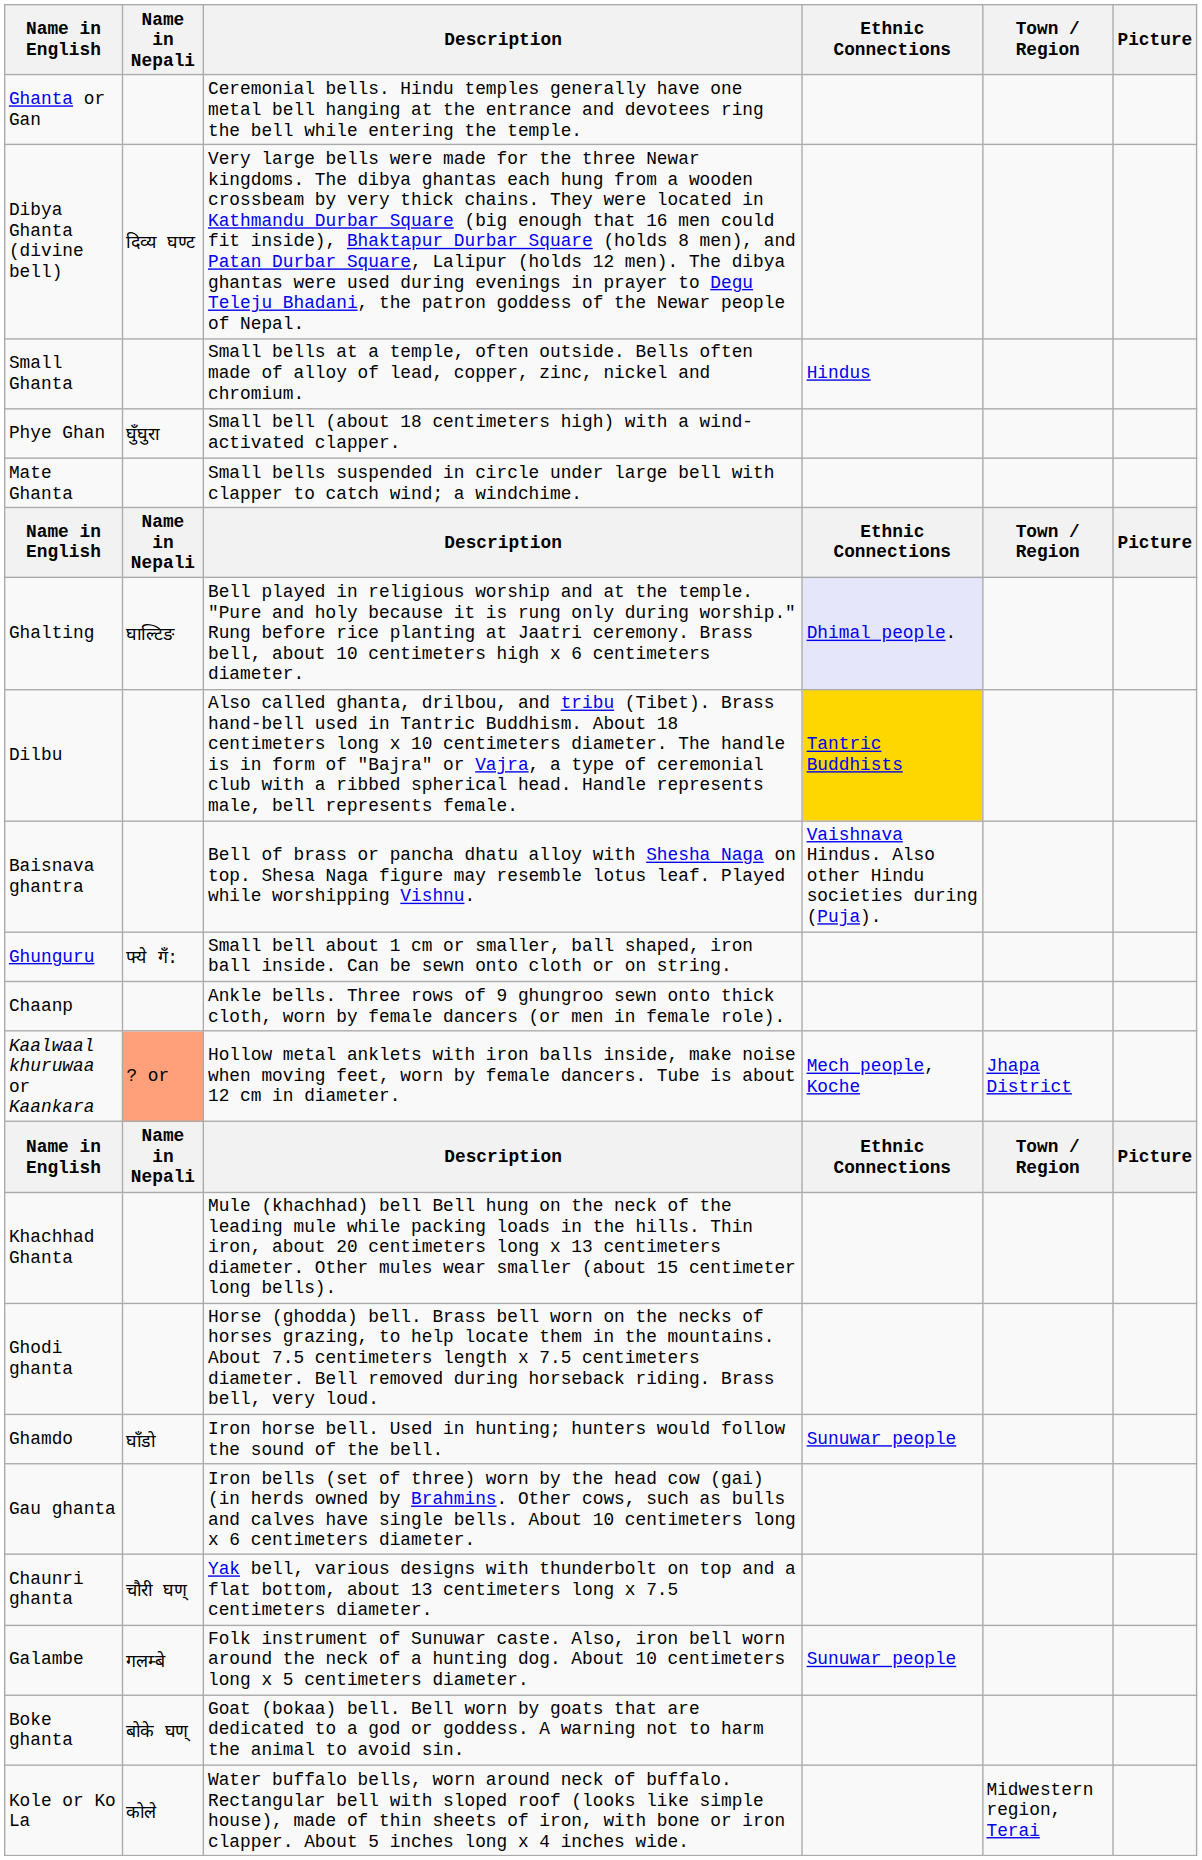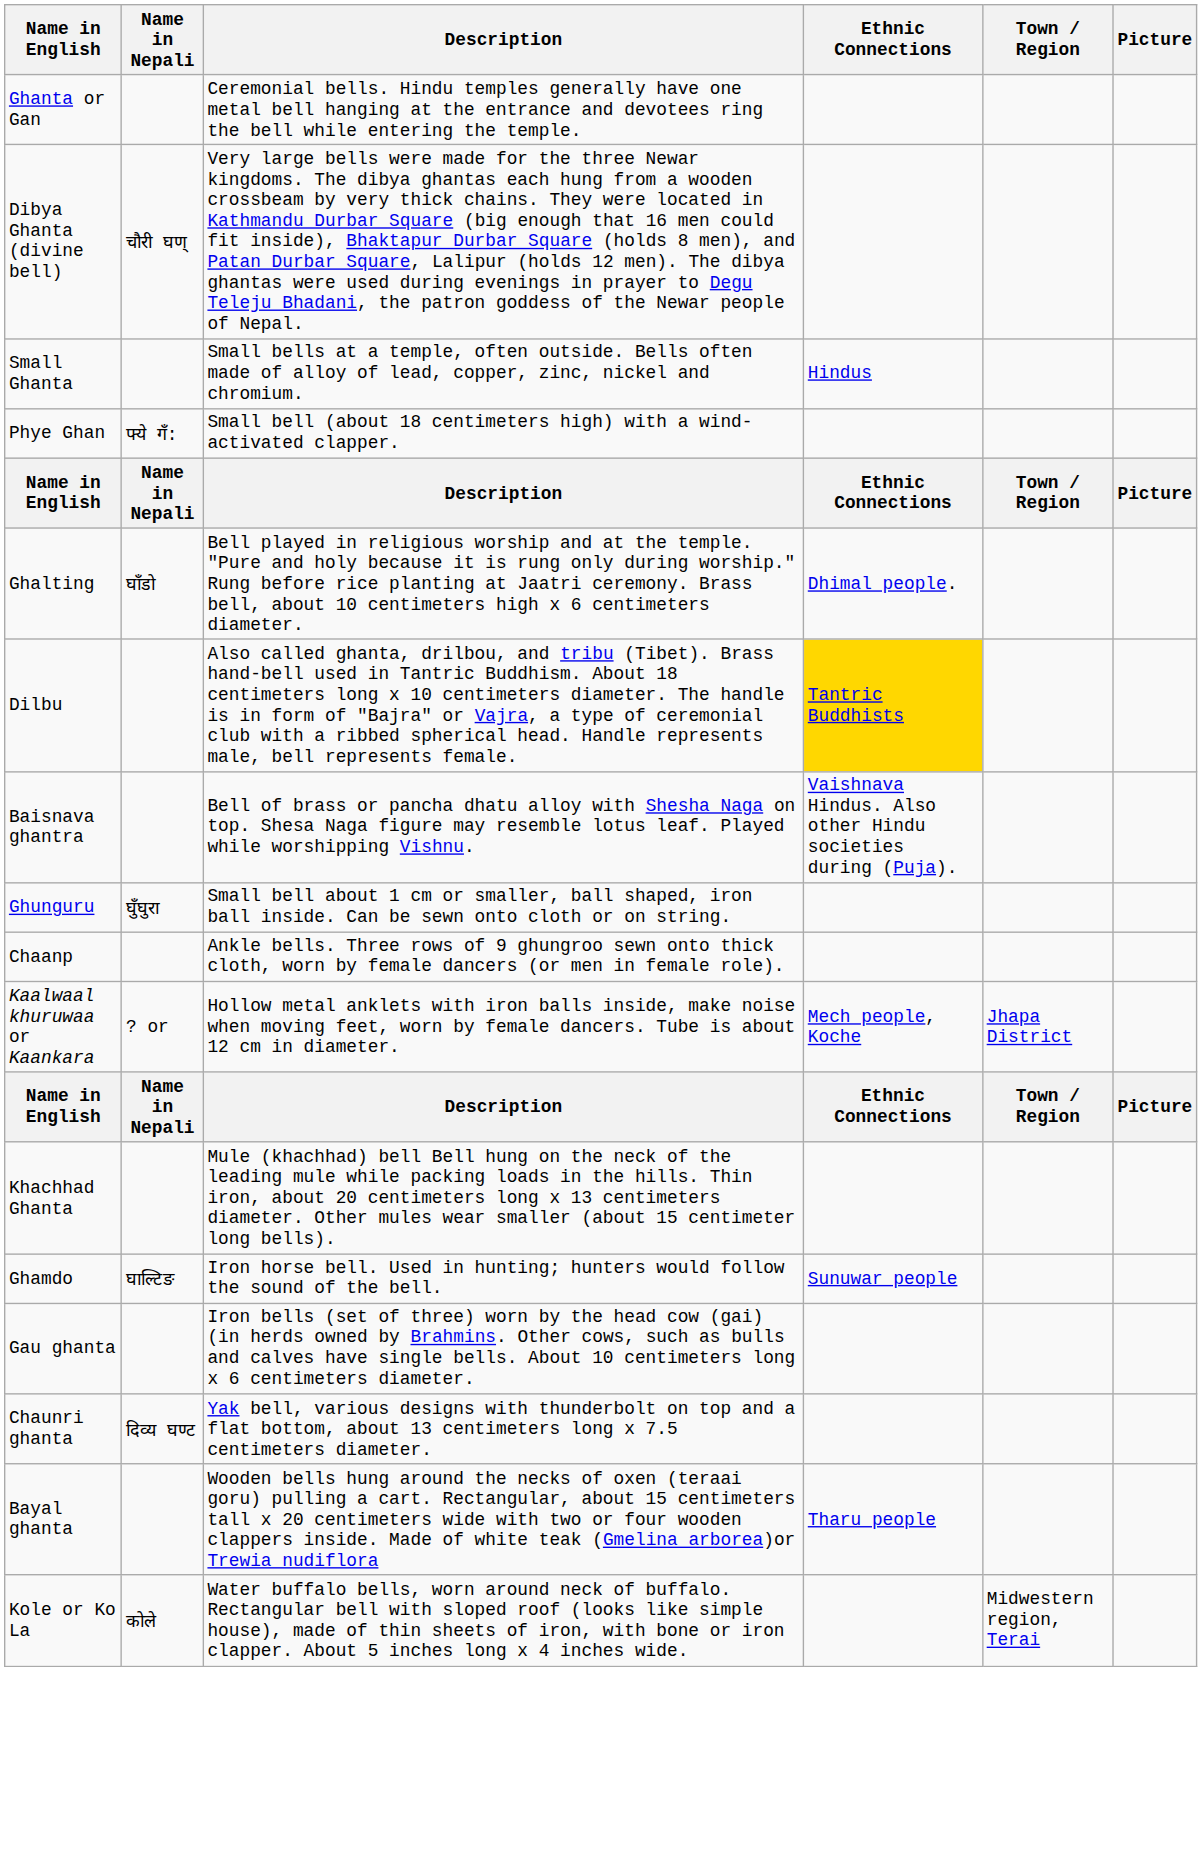(161, 244) दिव्य घण्ट -> (156, 244) चौरी घण्
(143, 435) घुँघुरा -> (152, 435) फ्ये गँ:
- row: (41, 483)
(150, 635) घाल्टिङ -> (140, 586) घाँडो
(881, 633) lavender background -> (883, 584) no background
(152, 959) फ्ये गँ: -> (142, 909) घुँघुरा
(148, 1076) lightsalmon background -> (147, 1027) no background
- row: (41, 1359)
(141, 1441) घाँडो -> (150, 1280) घाल्टिङ
(156, 1592) चौरी घण् -> (161, 1431) दिव्य घण्ट
- row: (46, 1660)
- row: (41, 1730)
+ row: (41, 1520)
